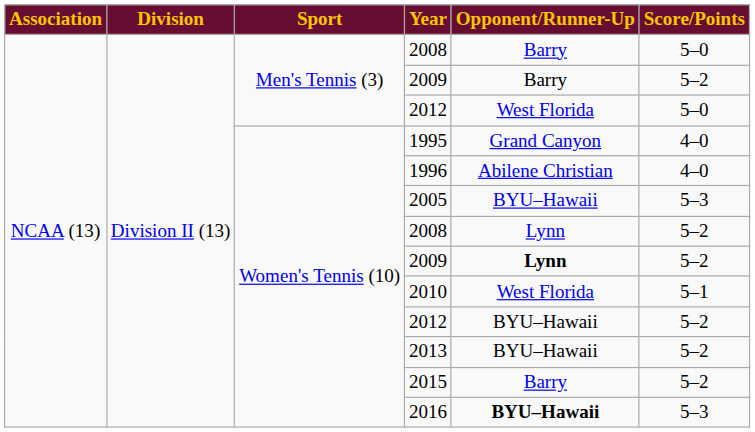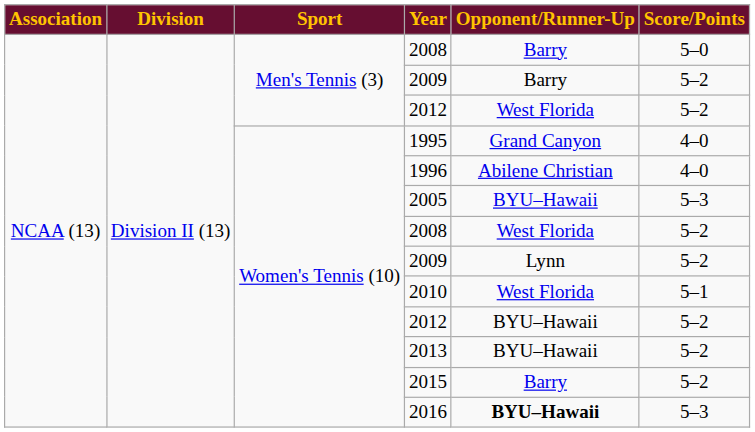(694, 110) 5–0 -> (694, 110) 5–2
(545, 230) Lynn -> (545, 230) West Florida
(545, 261) bold -> (545, 261) normal
